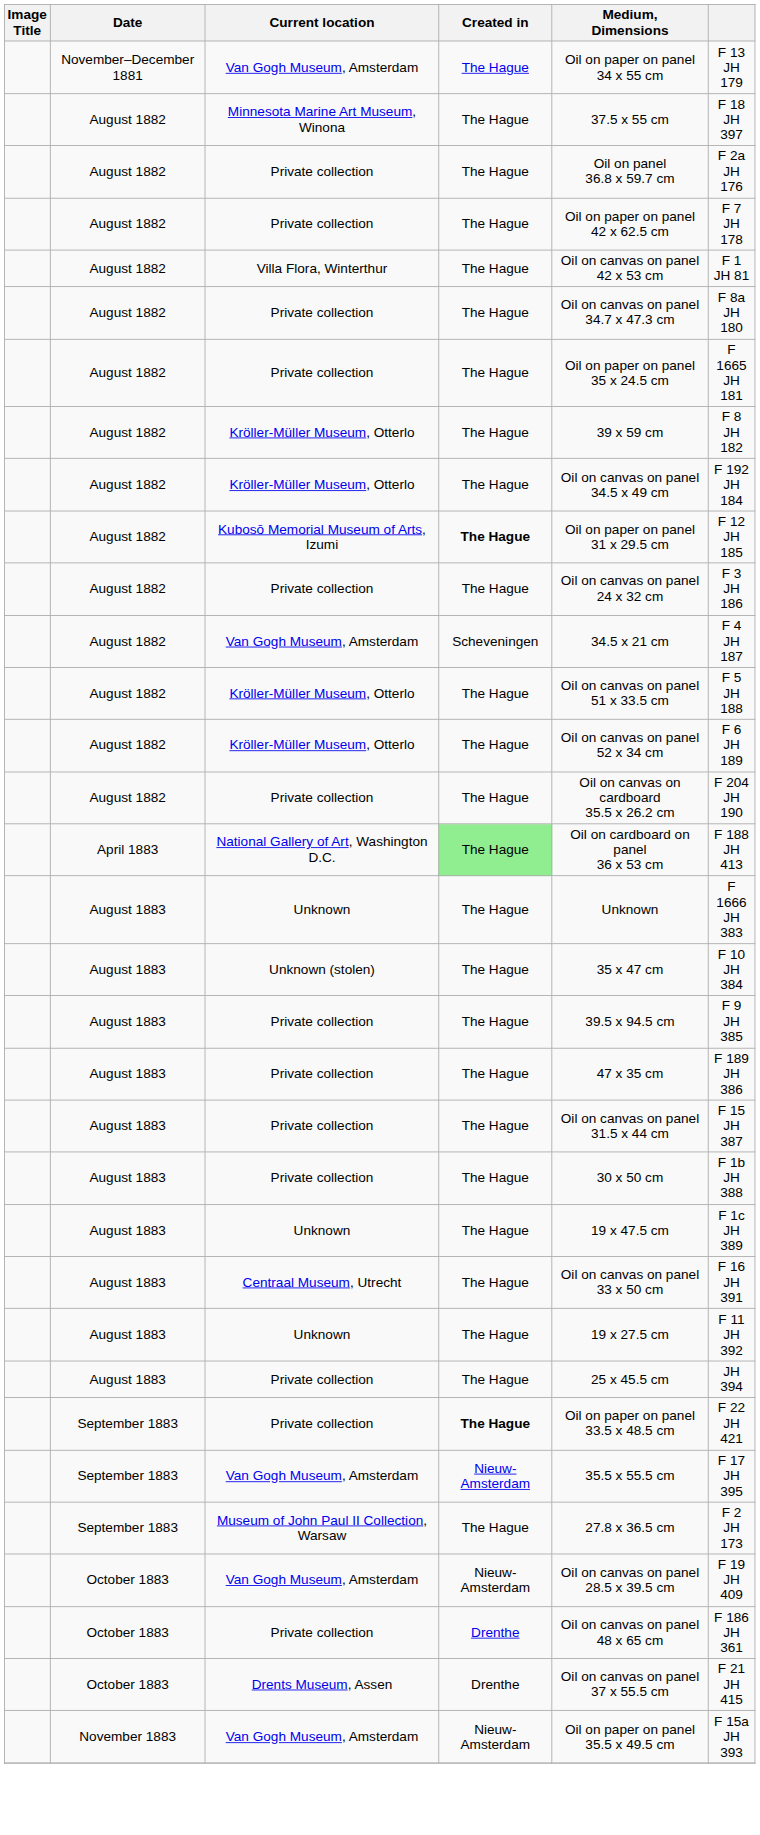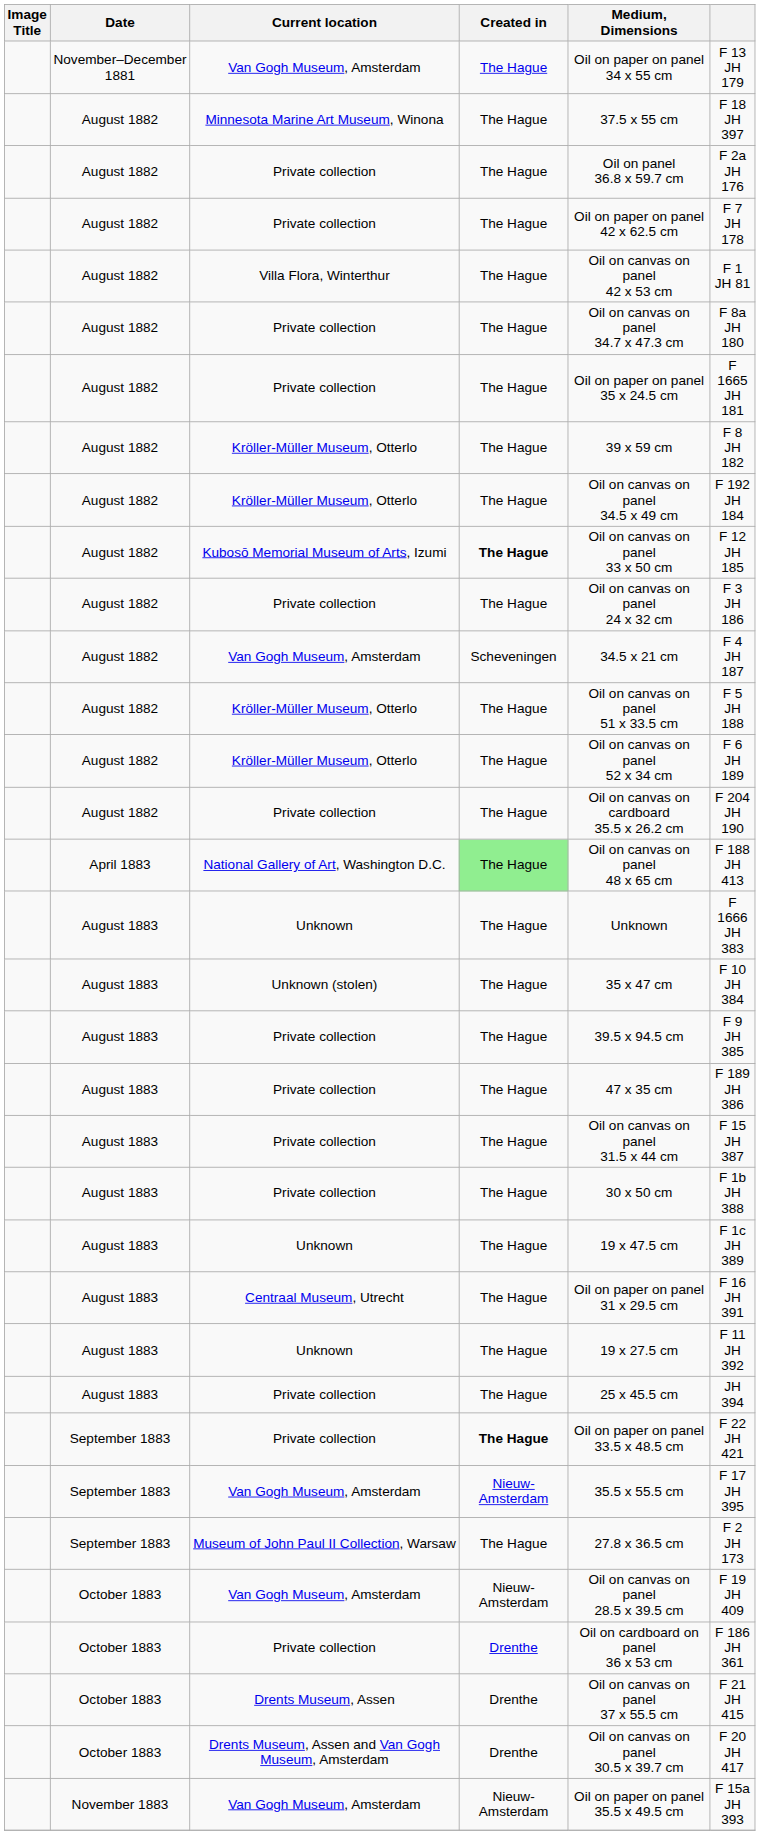(630, 536) Oil on paper on panel 31 x 29.5 cm -> (639, 552) Oil on canvas on panel 33 x 50 cm
(630, 849) Oil on cardboard on panel 36 x 53 cm -> (639, 865) Oil on canvas on panel 48 x 65 cm
(630, 1282) Oil on canvas on panel 33 x 50 cm -> (639, 1297) Oil on paper on panel 31 x 29.5 cm
(630, 1632) Oil on canvas on panel 48 x 65 cm -> (639, 1647) Oil on cardboard on panel 36 x 53 cm
+ row: (120, 1752)
